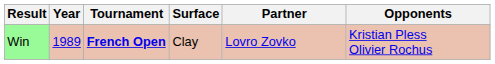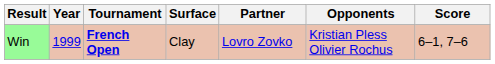+ column: (453, 14)
(67, 42) 1989 -> (67, 42) 1999
